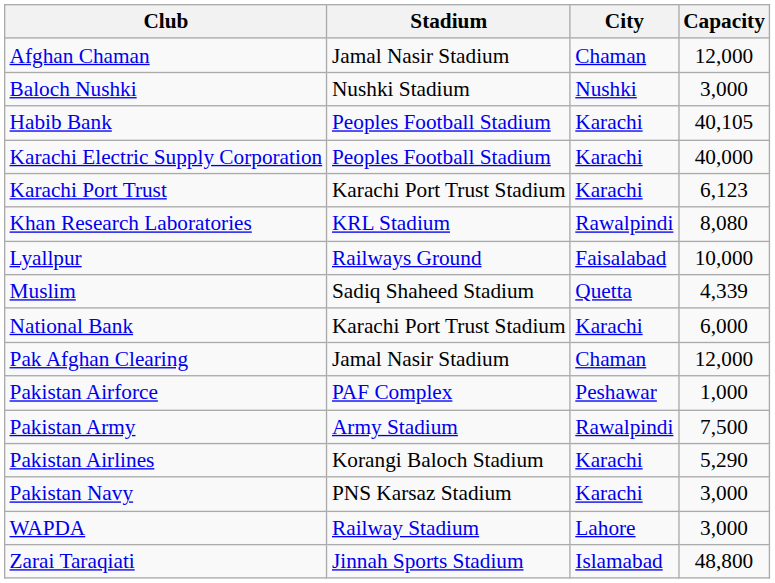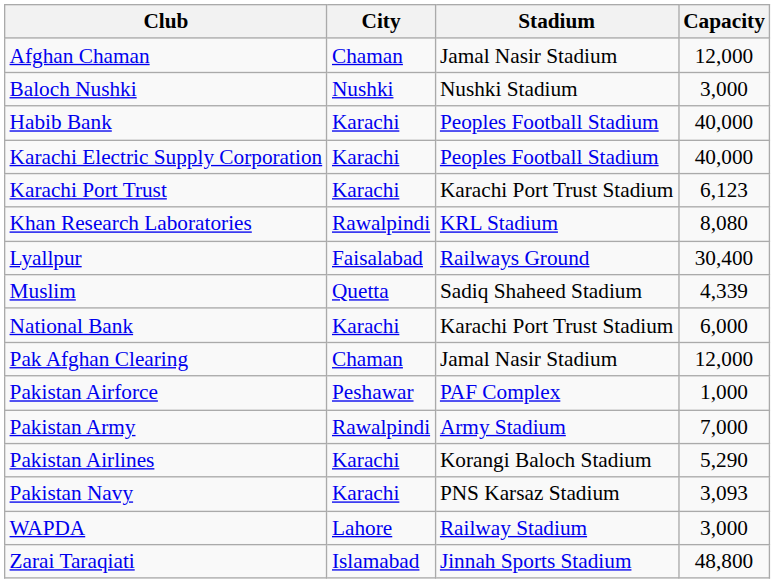columns swapped: (624, 21) <-> (449, 21)
(724, 122) 40,105 -> (724, 122) 40,000
(724, 257) 10,000 -> (724, 257) 30,400
(724, 426) 7,500 -> (724, 426) 7,000
(724, 493) 3,000 -> (724, 493) 3,093
